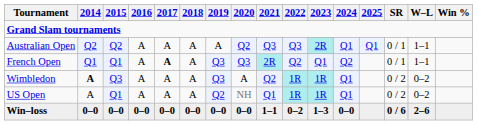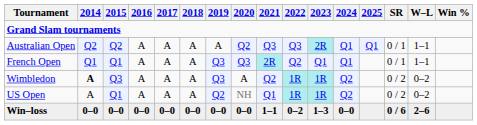(167, 62) bold -> (167, 62) normal
(346, 62) Q2 -> (346, 62) Q1
(346, 78) Q1 -> (346, 78) Q2
(346, 95) Q1 -> (346, 95) Q2
